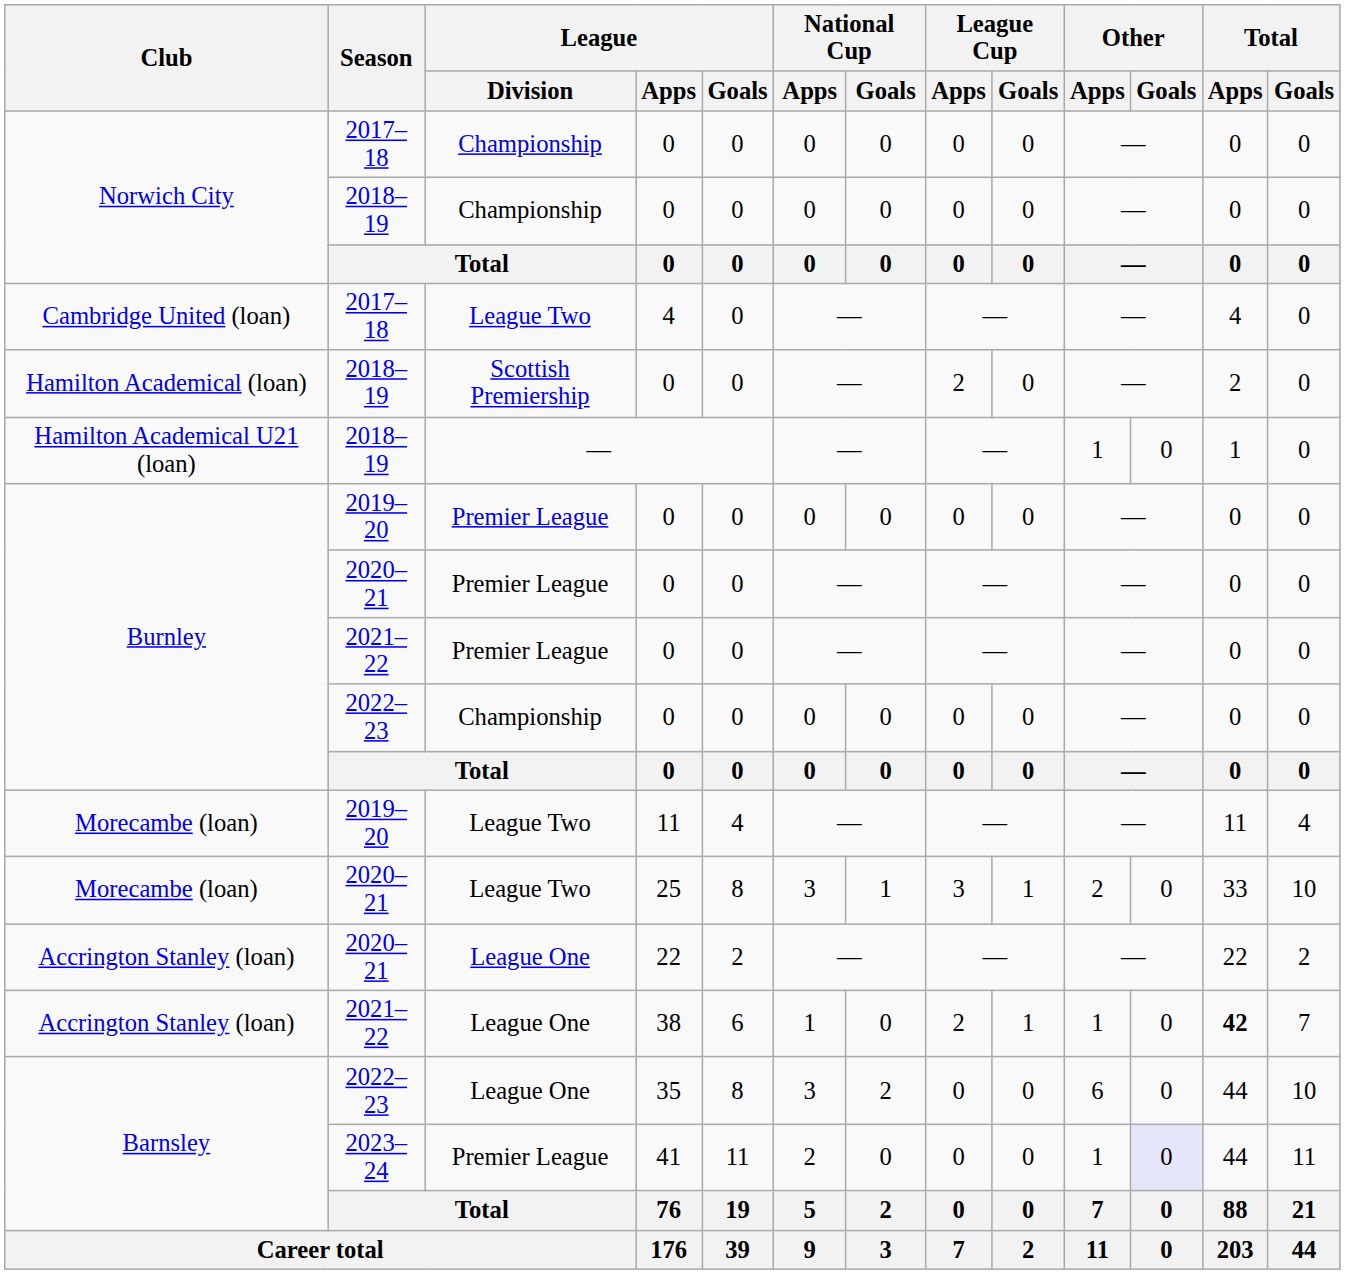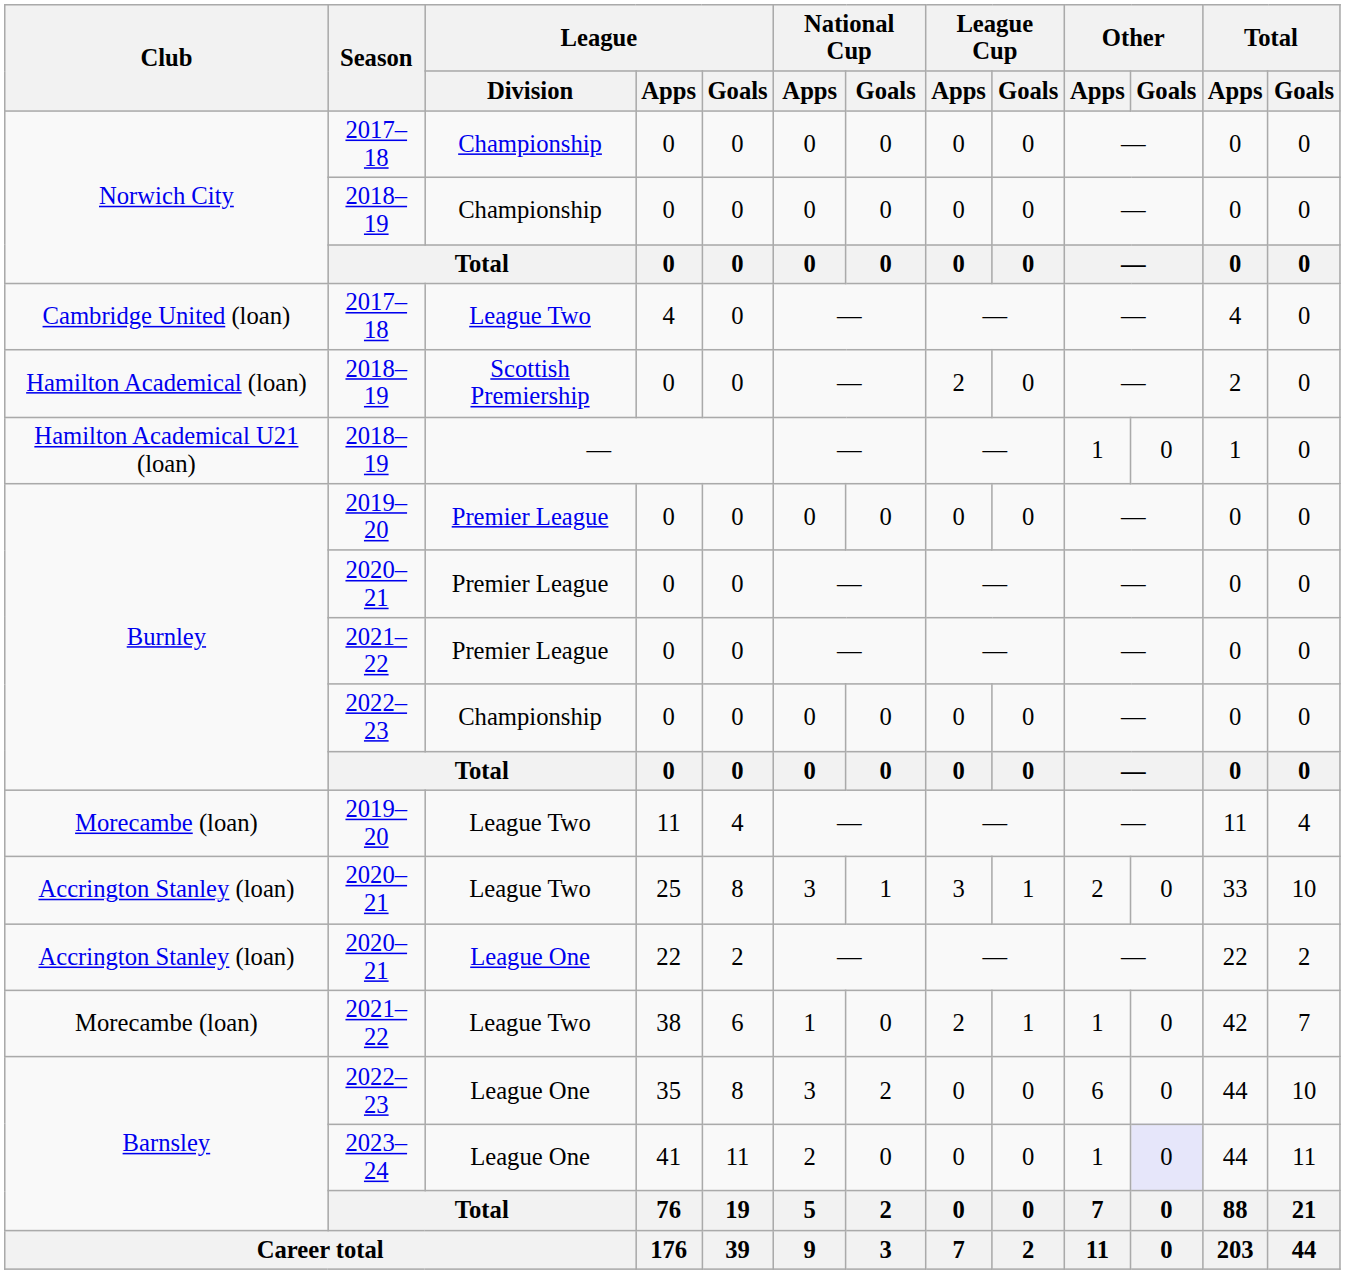(166, 889) Morecambe (loan) -> (166, 889) Accrington Stanley (loan)
(166, 1023) Accrington Stanley (loan) -> (166, 1023) Morecambe (loan)
(530, 1023) League One -> (530, 1023) League Two
(1235, 1023) bold -> (1235, 1023) normal
(530, 1157) Premier League -> (530, 1157) League One
